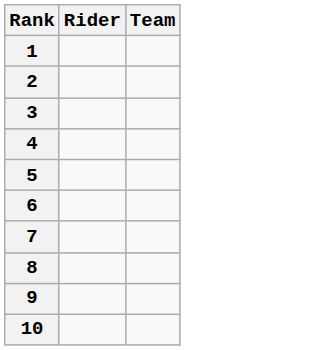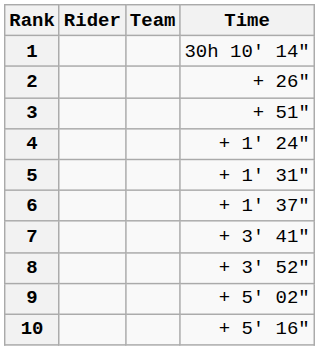+ column: (247, 20)
